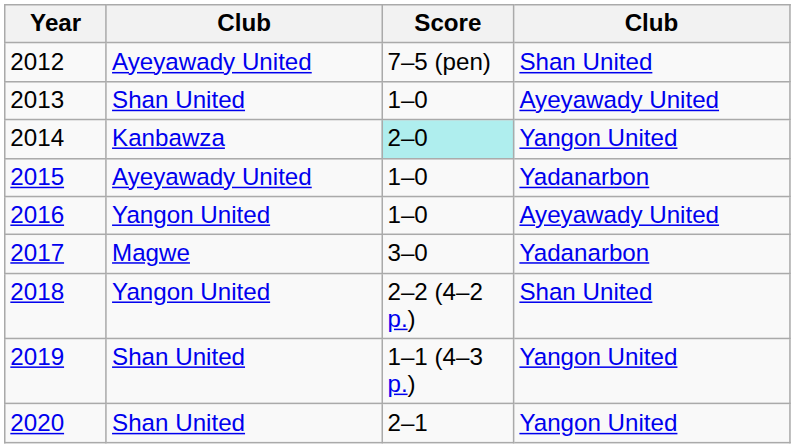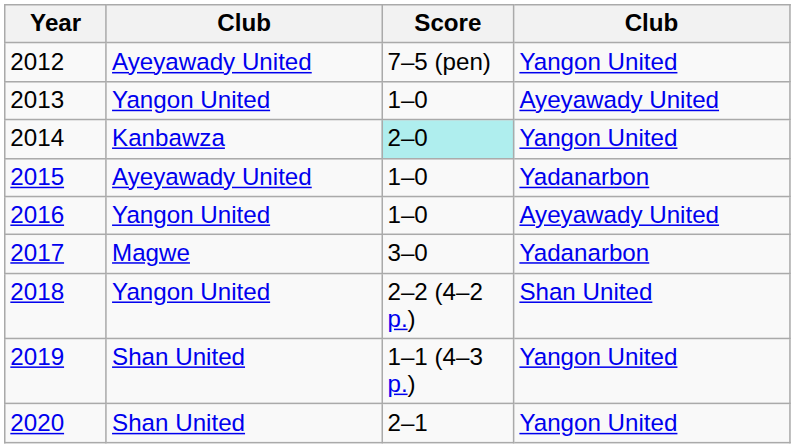(586, 61) Shan United -> (598, 61) Yangon United
(179, 100) Shan United -> (191, 100) Yangon United
